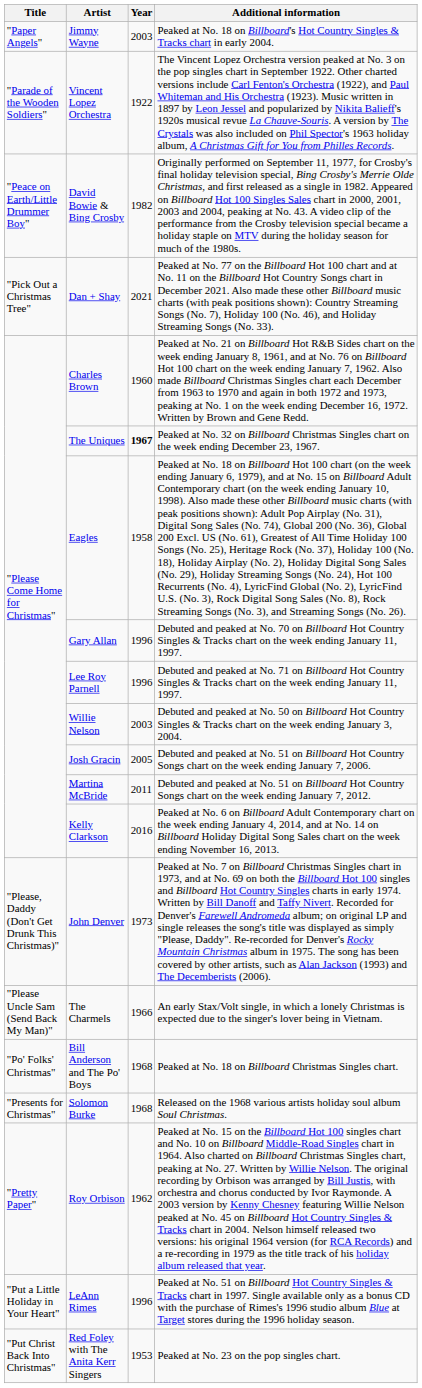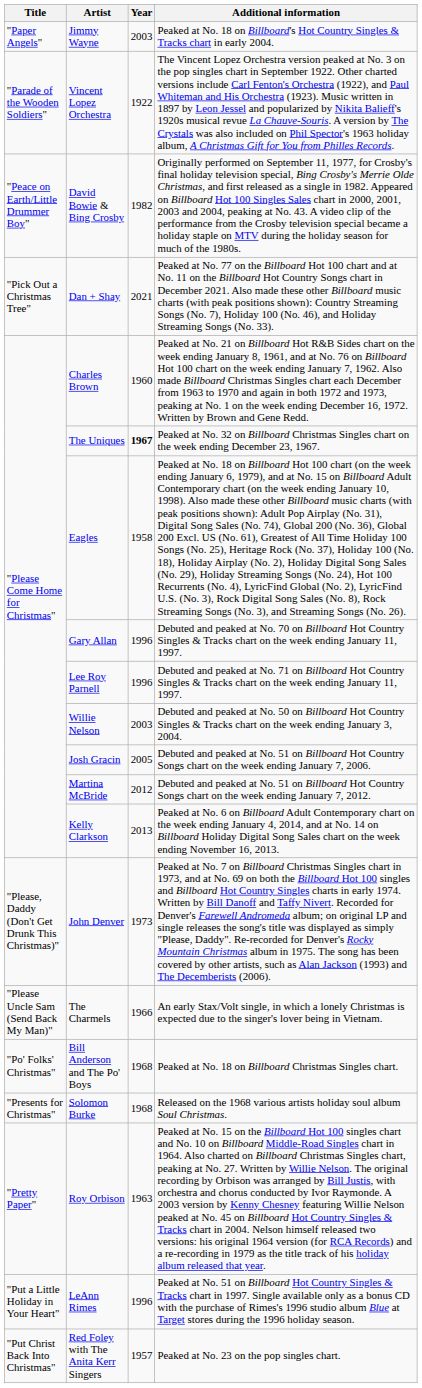(141, 789) 2011 -> (142, 789) 2012
(142, 831) 2016 -> (142, 831) 2013
(142, 1198) 1962 -> (142, 1198) 1963
(142, 1355) 1953 -> (142, 1355) 1957
